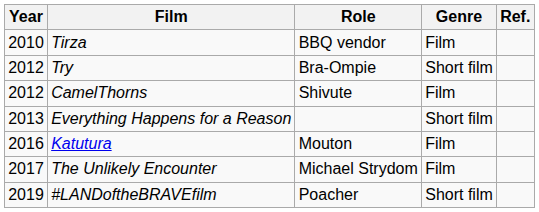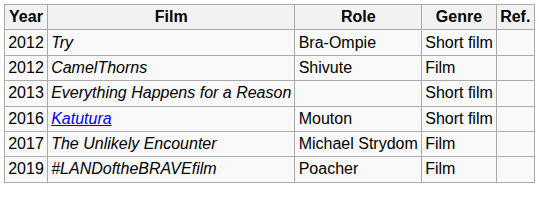- row: (69, 42)
(440, 144) Film -> (459, 118) Short film
(459, 194) Short film -> (440, 169) Film
